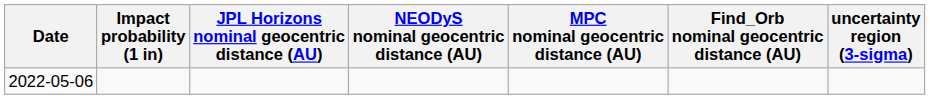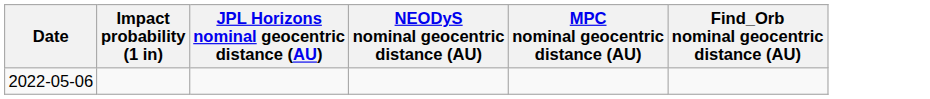- column: (876, 36)
